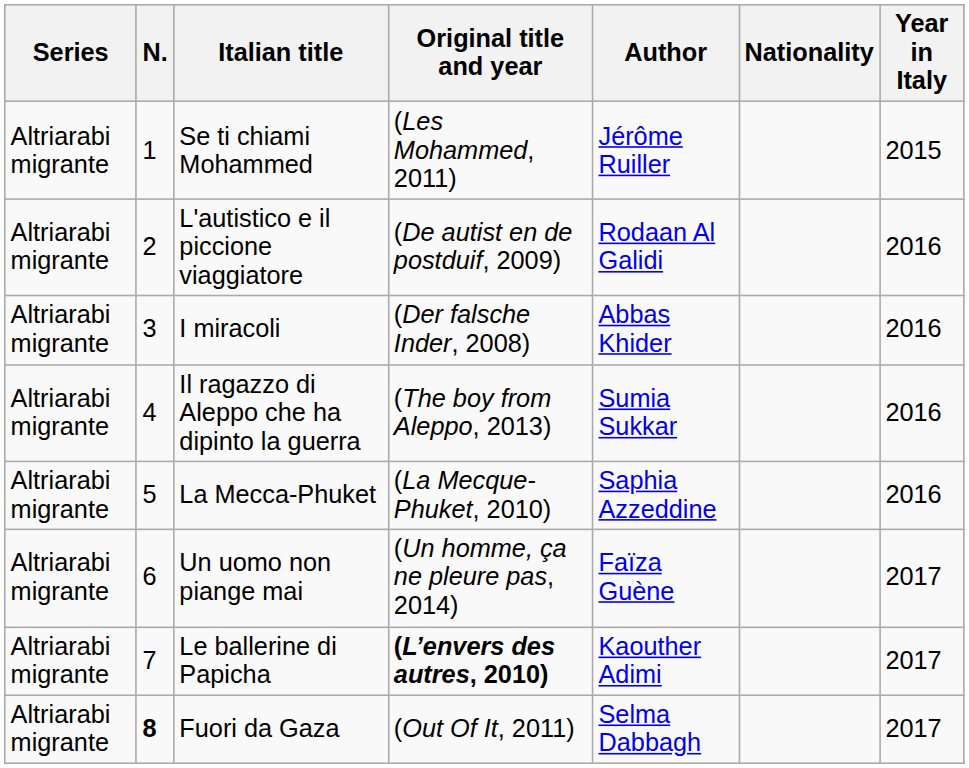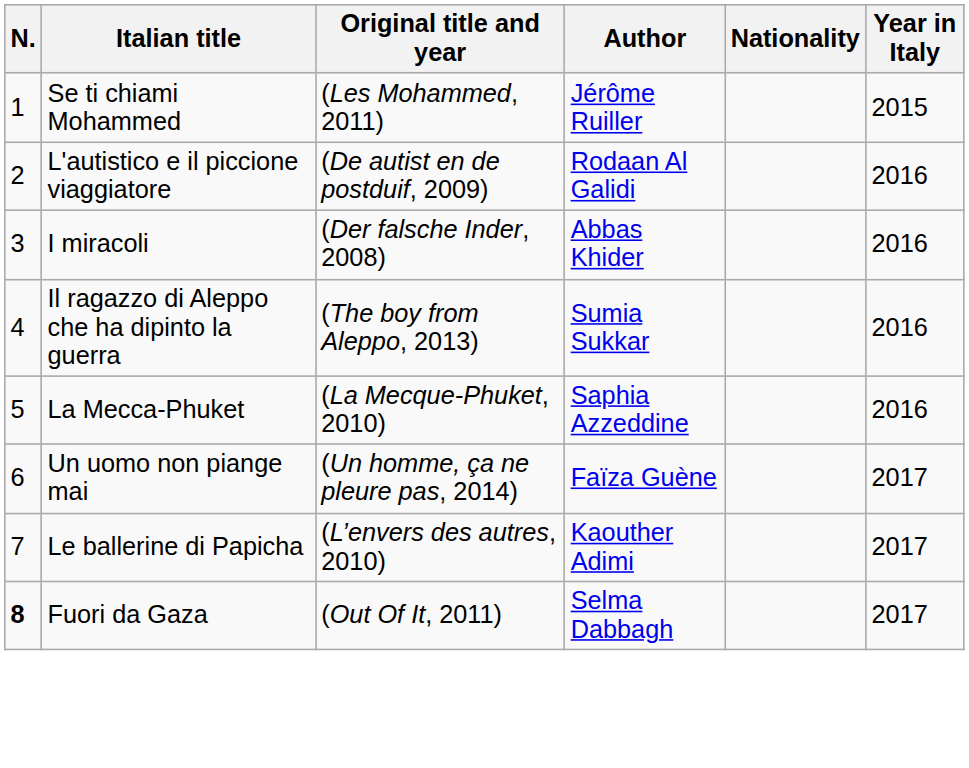- column: (71, 52)
(474, 660) bold -> (439, 546) normal
